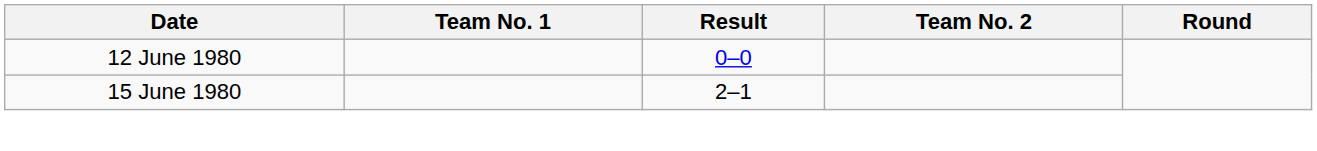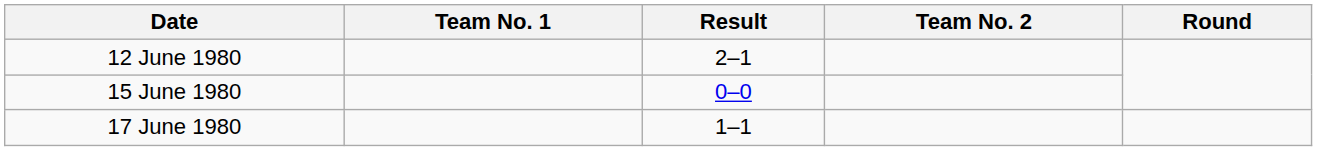(733, 57) 0–0 -> (733, 57) 2–1
(733, 92) 2–1 -> (733, 92) 0–0
+ row: (174, 127)
